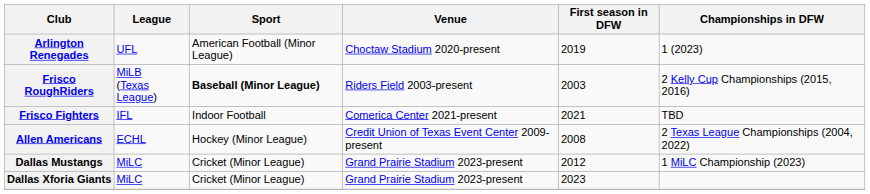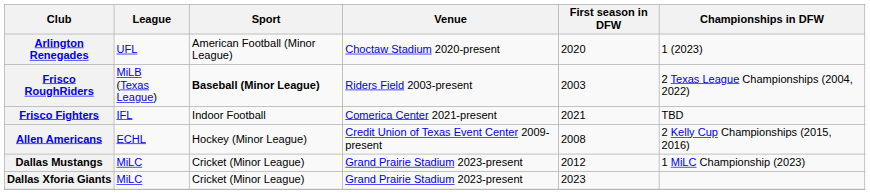(573, 49) 2019 -> (573, 49) 2020
(747, 85) 2 Kelly Cup Championships (2015, 2016) -> (757, 85) 2 Texas League Championships (2004, 2022)
(757, 139) 2 Texas League Championships (2004, 2022) -> (747, 139) 2 Kelly Cup Championships (2015, 2016)
